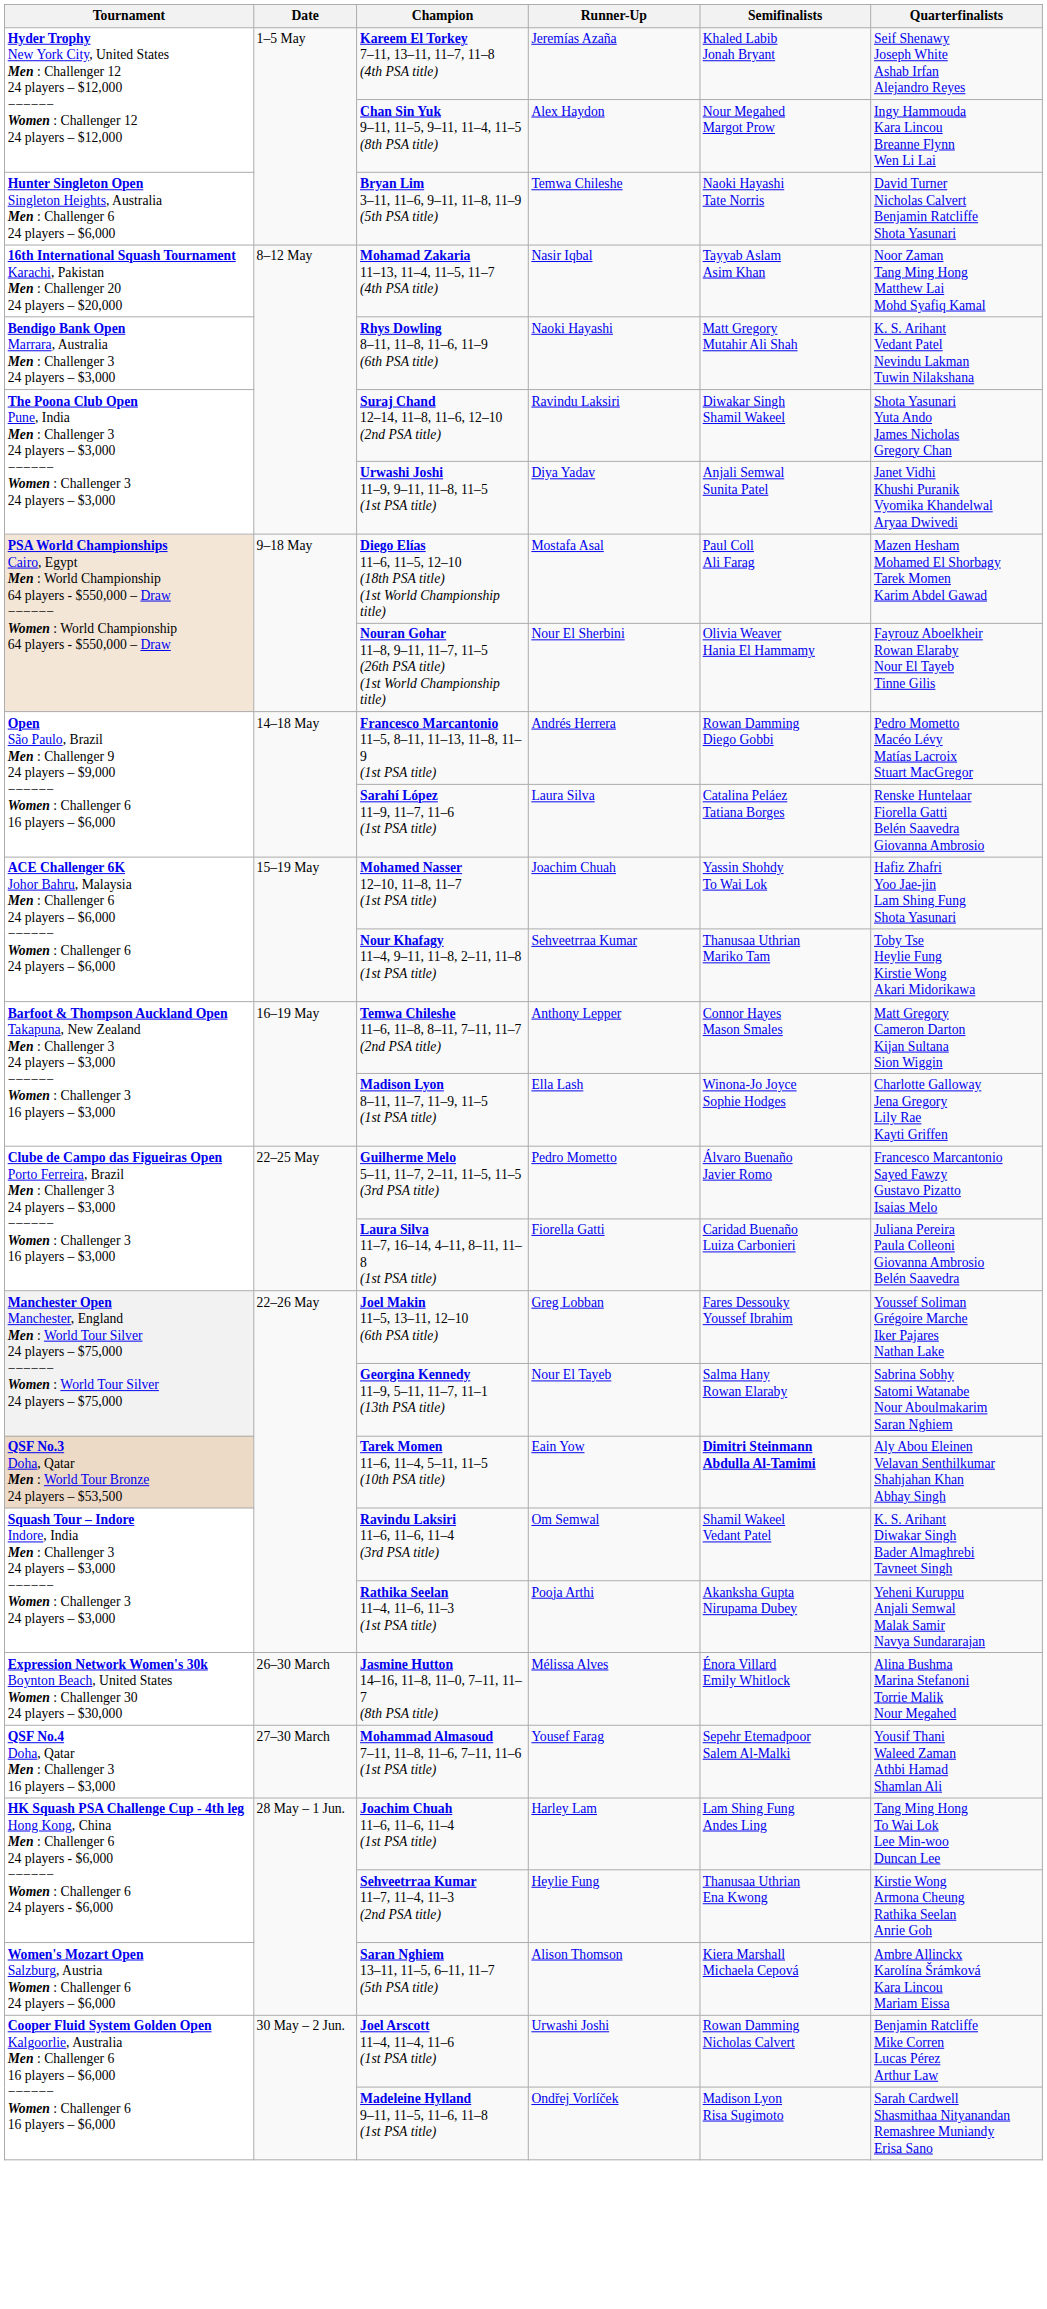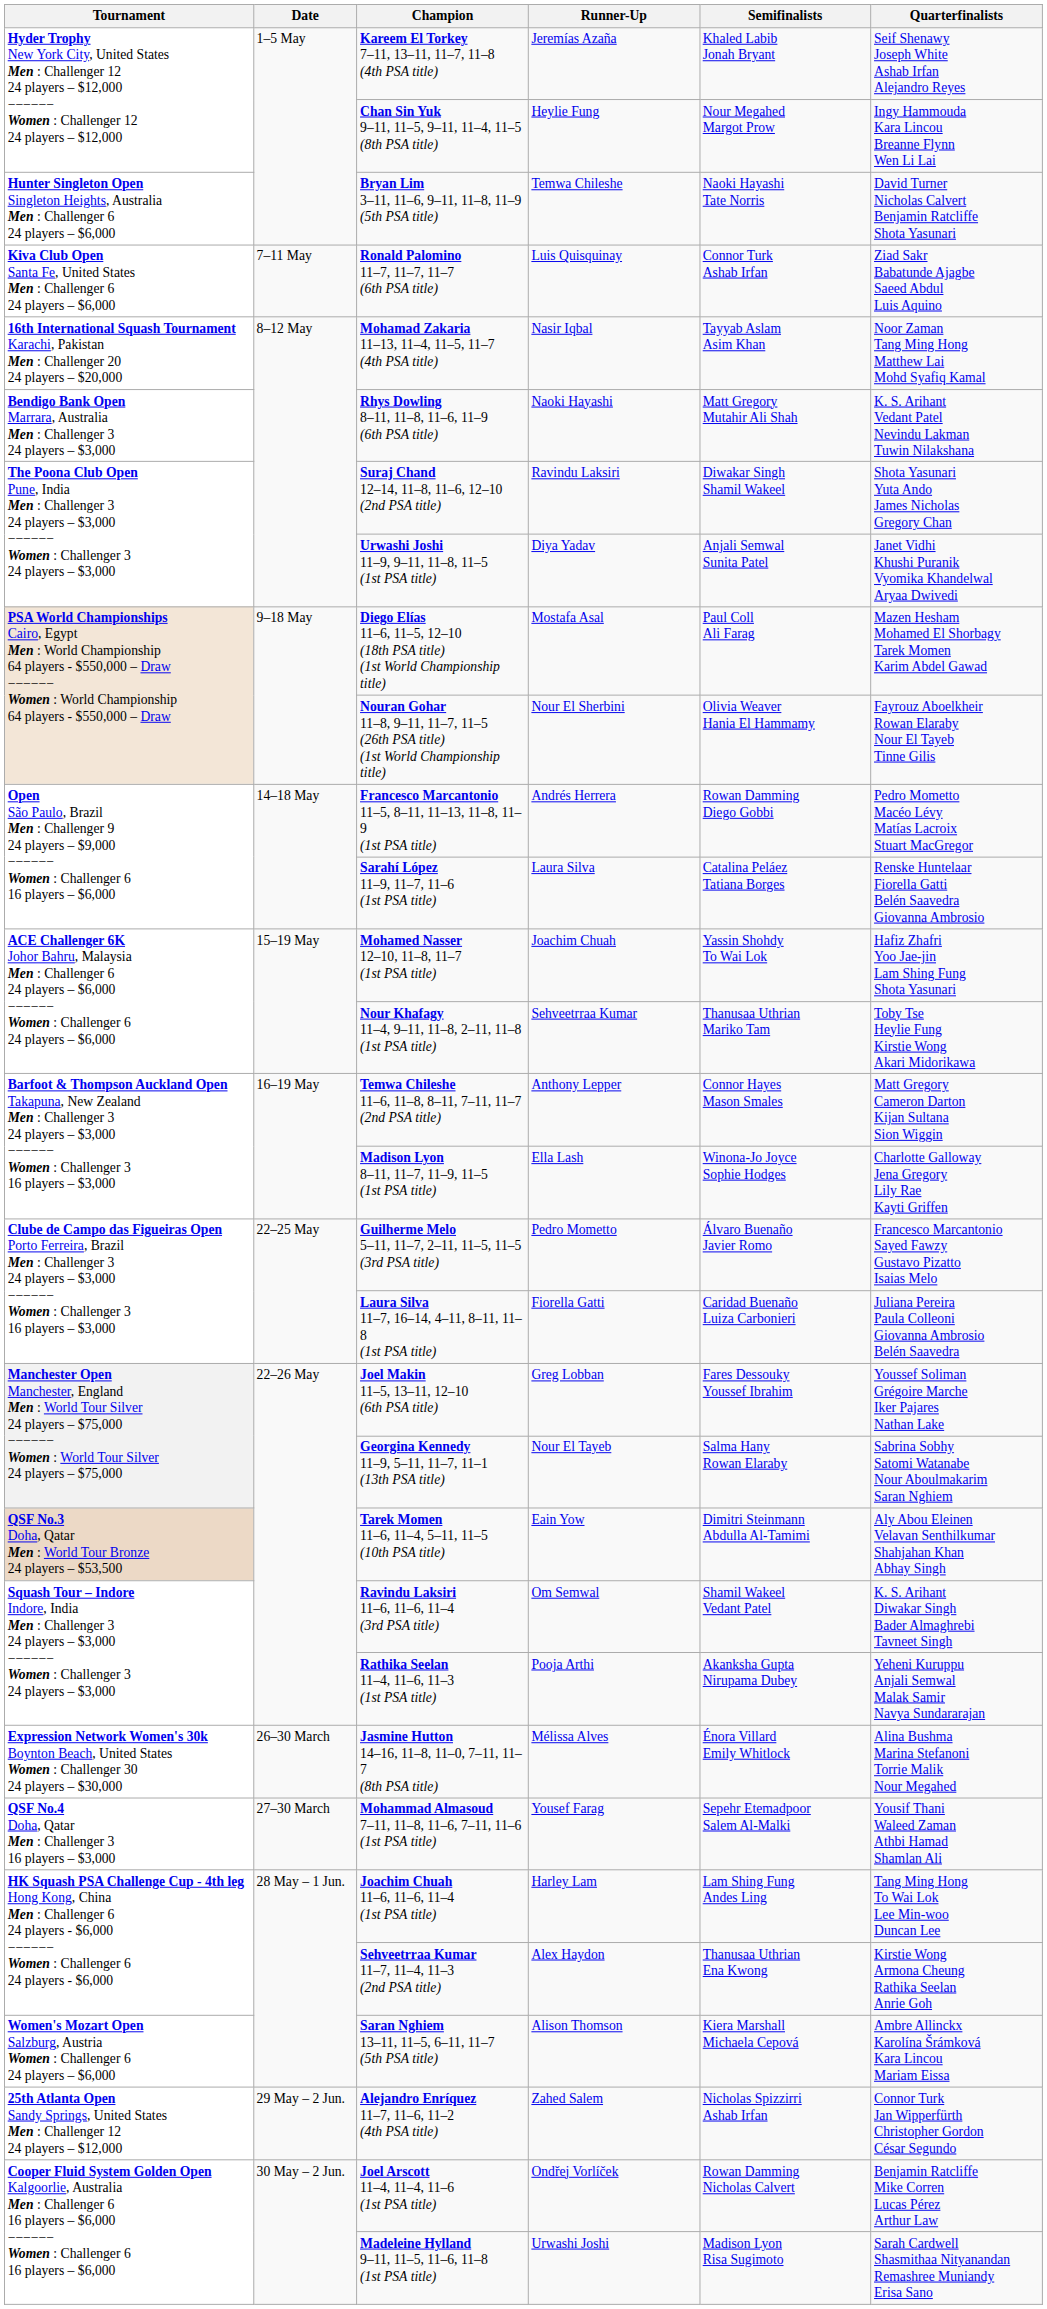(568, 111) Alex Haydon -> (565, 111) Heylie Fung
+ row: (411, 272)
(759, 1455) bold -> (756, 1527) normal
(565, 1881) Heylie Fung -> (568, 1953) Alex Haydon
+ row: (418, 2115)
(570, 2026) Urwashi Joshi -> (575, 2171) Ondřej Vorlíček
(575, 2098) Ondřej Vorlíček -> (570, 2243) Urwashi Joshi
